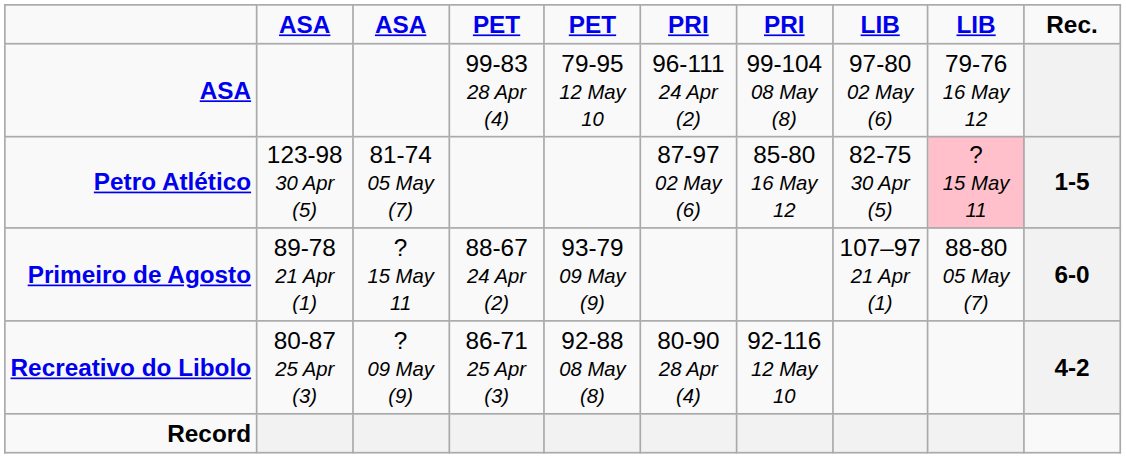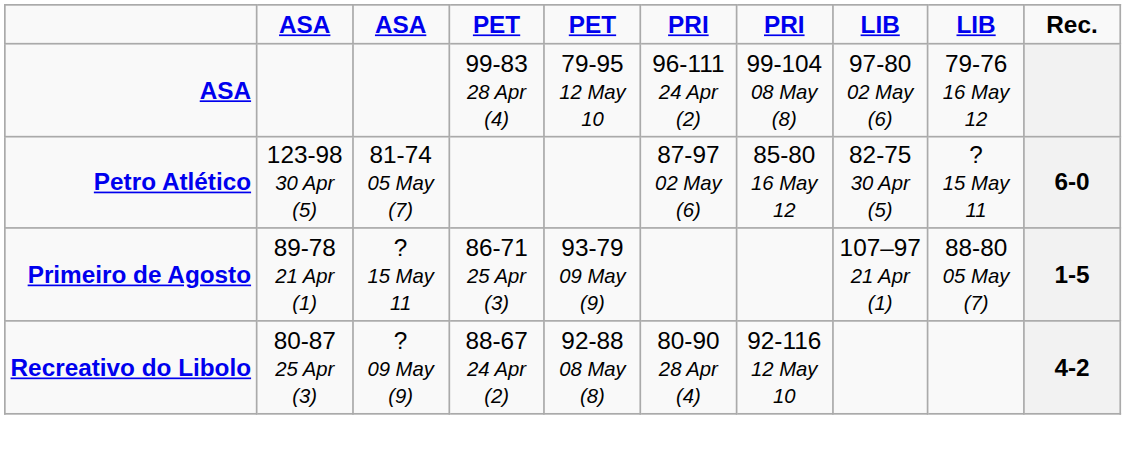(976, 182) pink background -> (976, 182) no background
(1072, 182) 1-5 -> (1072, 182) 6-0
(497, 275) 88-67 24 Apr (2) -> (497, 275) 86-71 25 Apr (3)
(1072, 275) 6-0 -> (1072, 275) 1-5
(497, 368) 86-71 25 Apr (3) -> (497, 368) 88-67 24 Apr (2)
- row: (209, 433)
